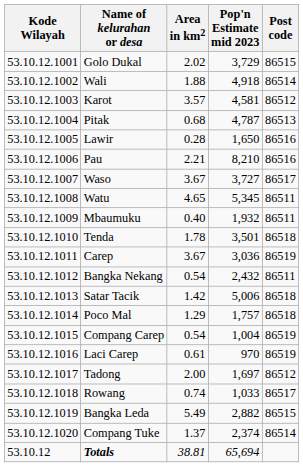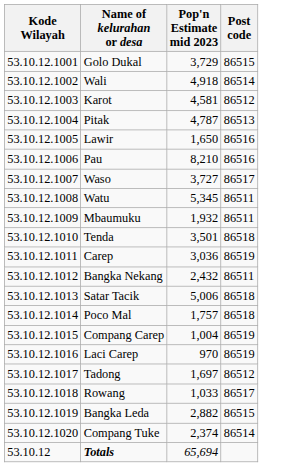- column: (188, 28)
